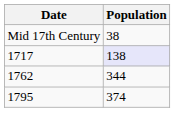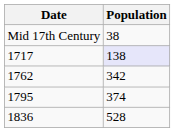(116, 76) 344 -> (116, 76) 342
+ row: (20, 117)
